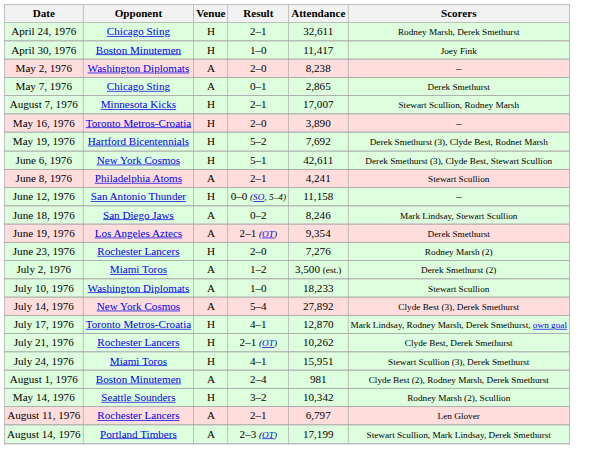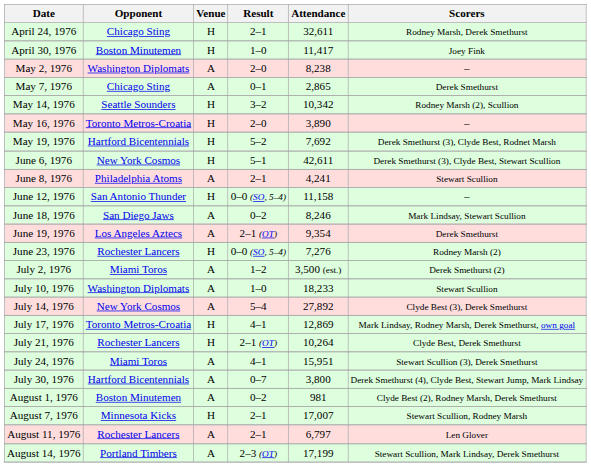rows swapped: (44, 398) <-> (44, 105)
(258, 251) 2–0 -> (258, 251) 0–0 (SO, 5–4)
(318, 324) 12,870 -> (318, 324) 12,869
(318, 343) 10,262 -> (318, 343) 10,264
(211, 361) H -> (211, 361) A
+ row: (44, 379)
(258, 379) 2–4 -> (258, 398) 0–2
